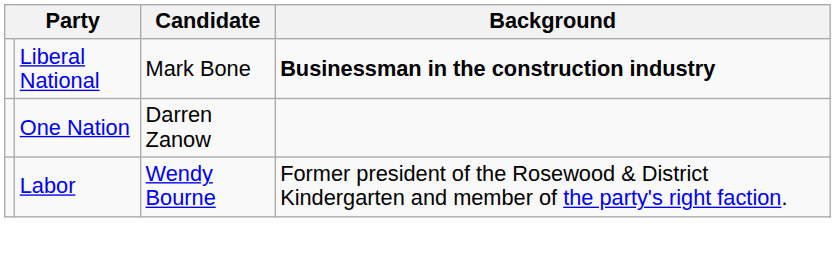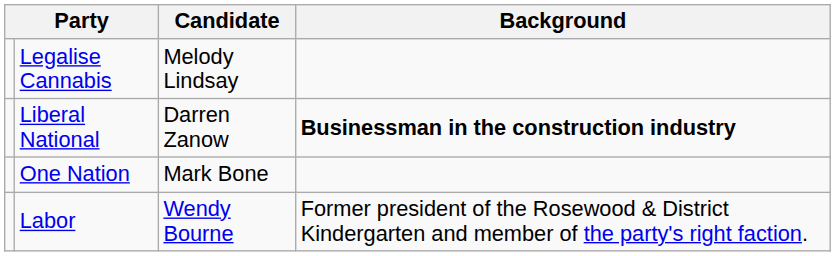+ row: (66, 68)
(198, 68) Mark Bone -> (197, 127) Darren Zanow
(179, 127) Darren Zanow -> (216, 174) Mark Bone
